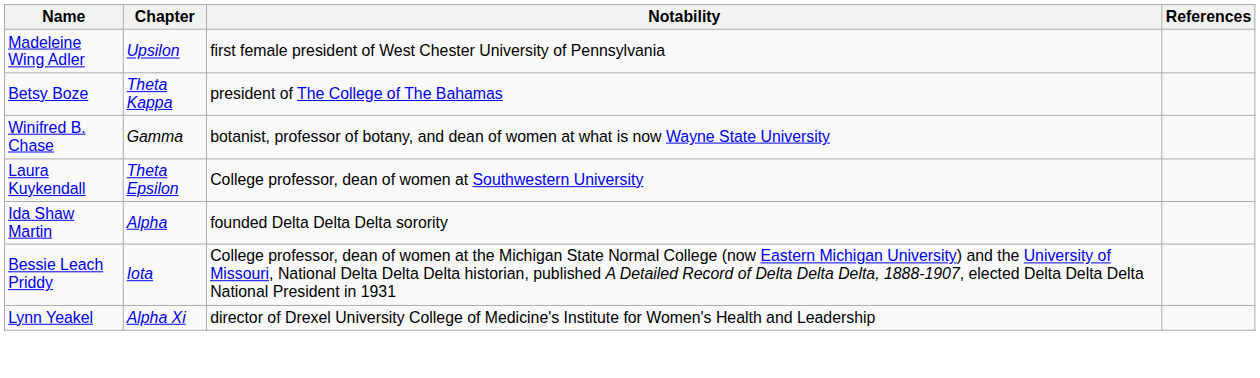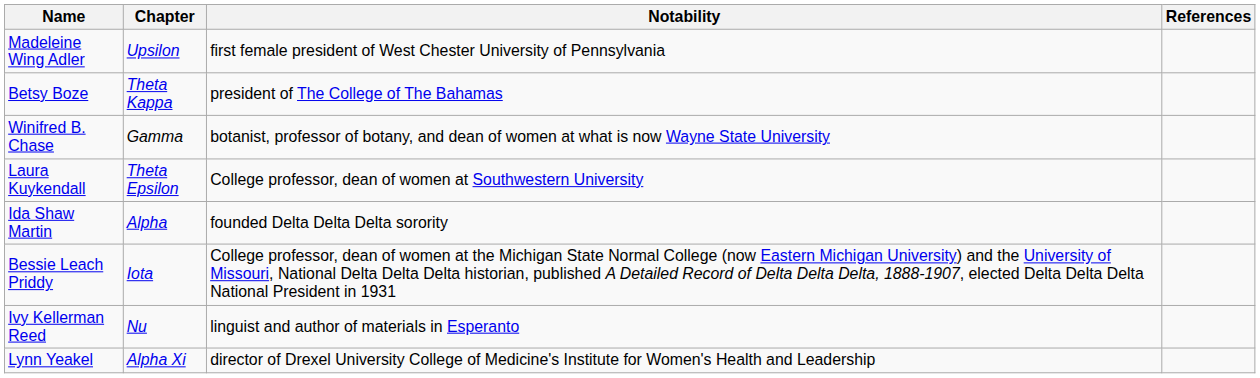+ row: (56, 326)
